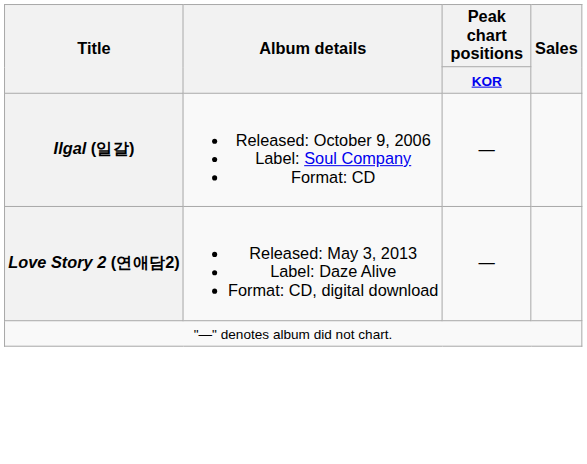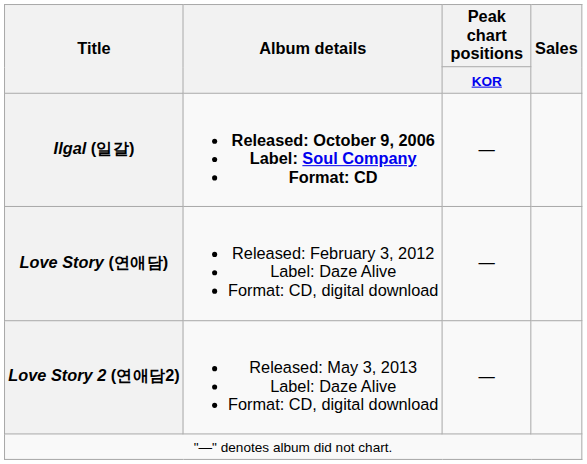(313, 159) normal -> (313, 159) bold
+ row: (94, 262)
